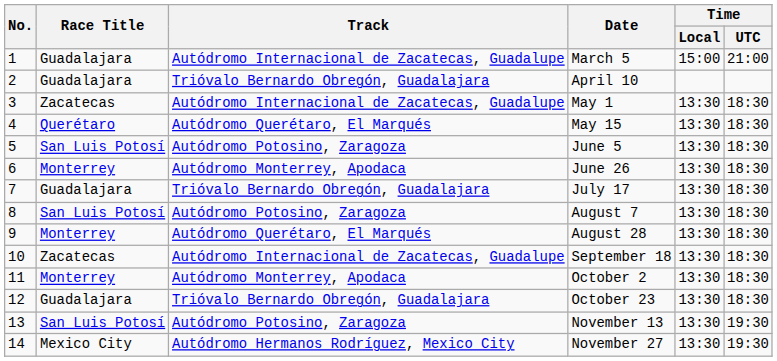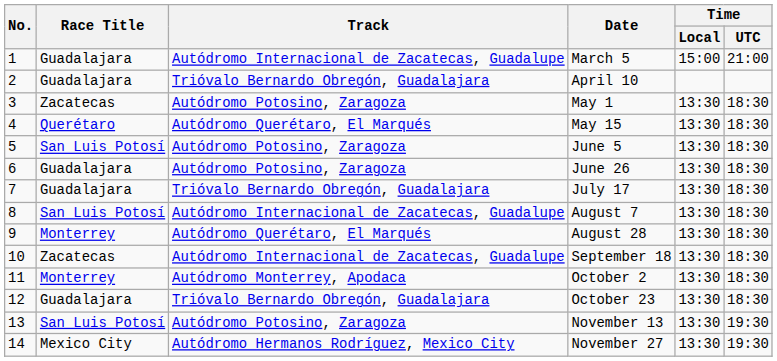(368, 103) Autódromo Internacional de Zacatecas, Guadalupe -> (289, 103) Autódromo Potosino, Zaragoza
(78, 169) Monterrey -> (86, 169) Guadalajara
(289, 169) Autódromo Monterrey, Apodaca -> (289, 169) Autódromo Potosino, Zaragoza
(289, 213) Autódromo Potosino, Zaragoza -> (368, 213) Autódromo Internacional de Zacatecas, Guadalupe
